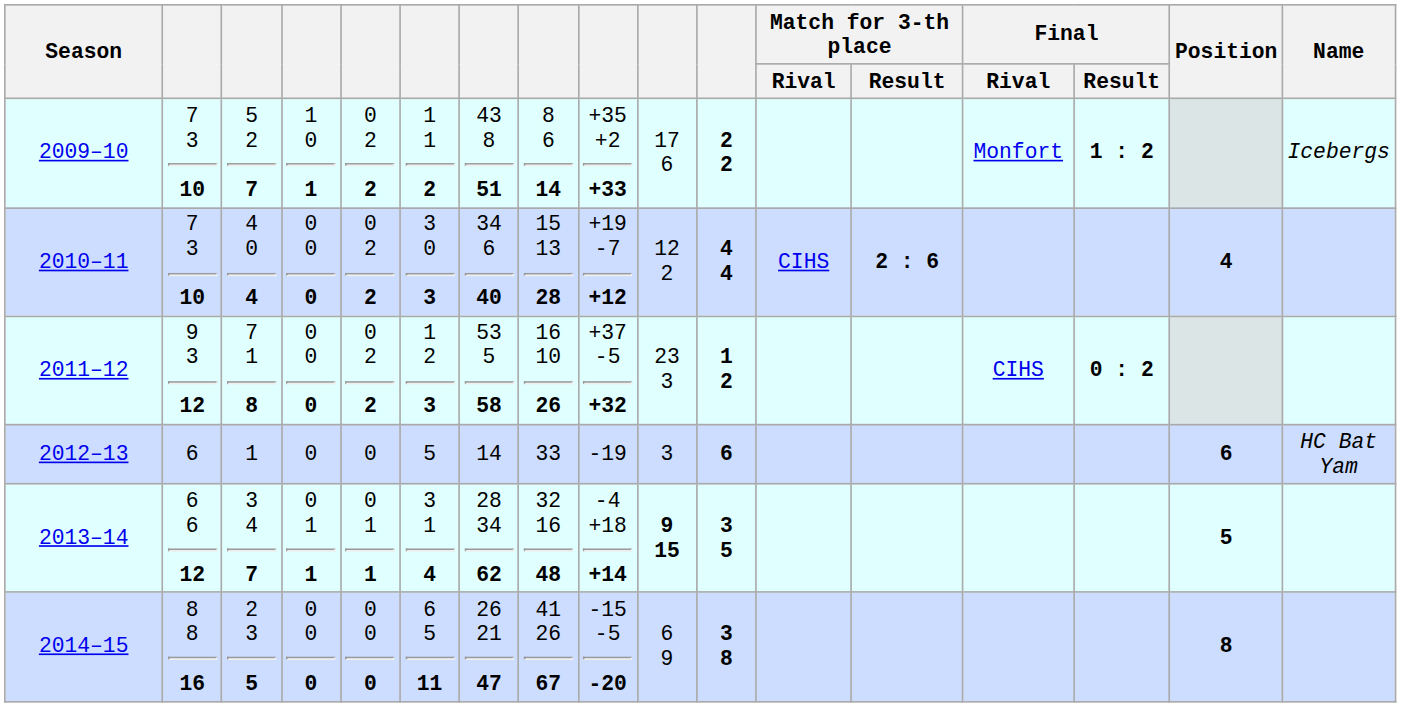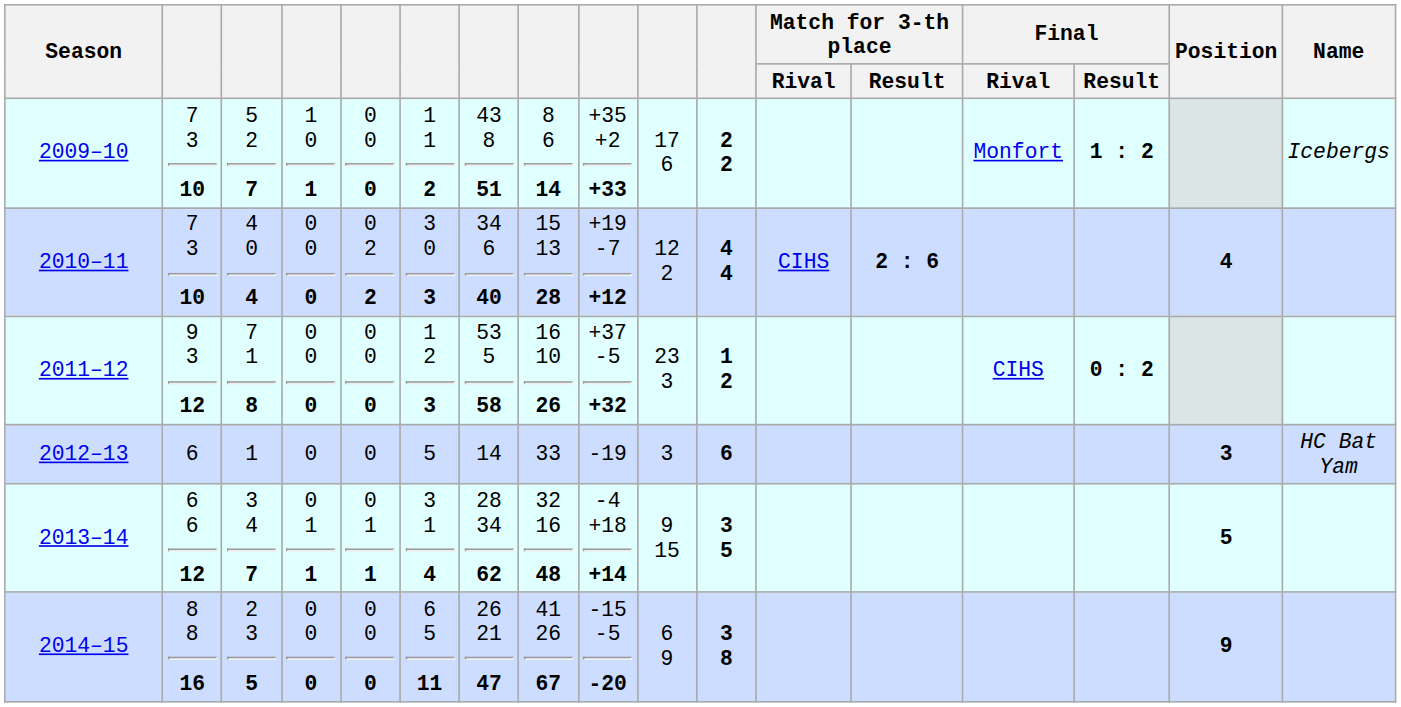(370, 153) 0 2 2 -> (370, 153) 0 0 0
(370, 370) 0 2 2 -> (370, 370) 0 0 0
(1226, 454) 6 -> (1226, 454) 3
(667, 538) bold -> (667, 538) normal
(1226, 647) 8 -> (1226, 647) 9
